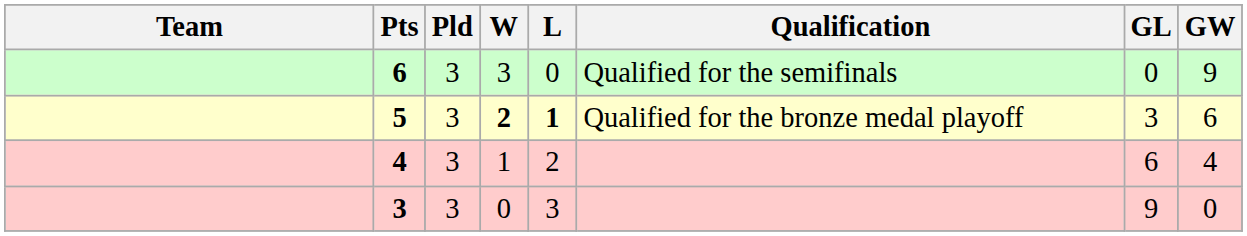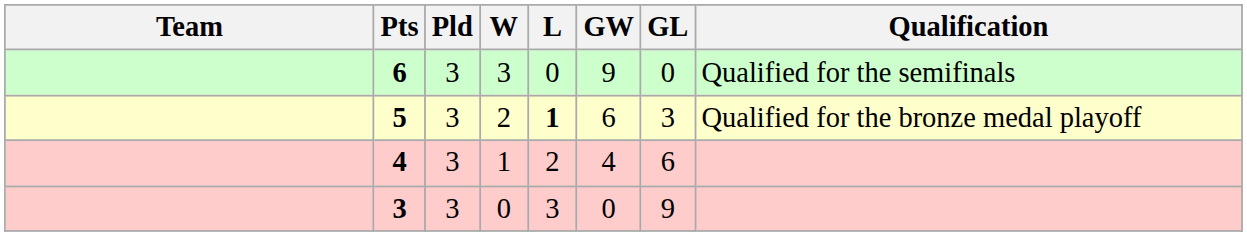columns swapped: (1210, 27) <-> (850, 27)
(504, 117) bold -> (504, 117) normal
